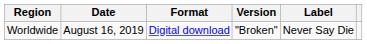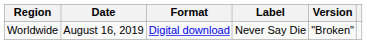columns swapped: (256, 13) <-> (318, 13)
